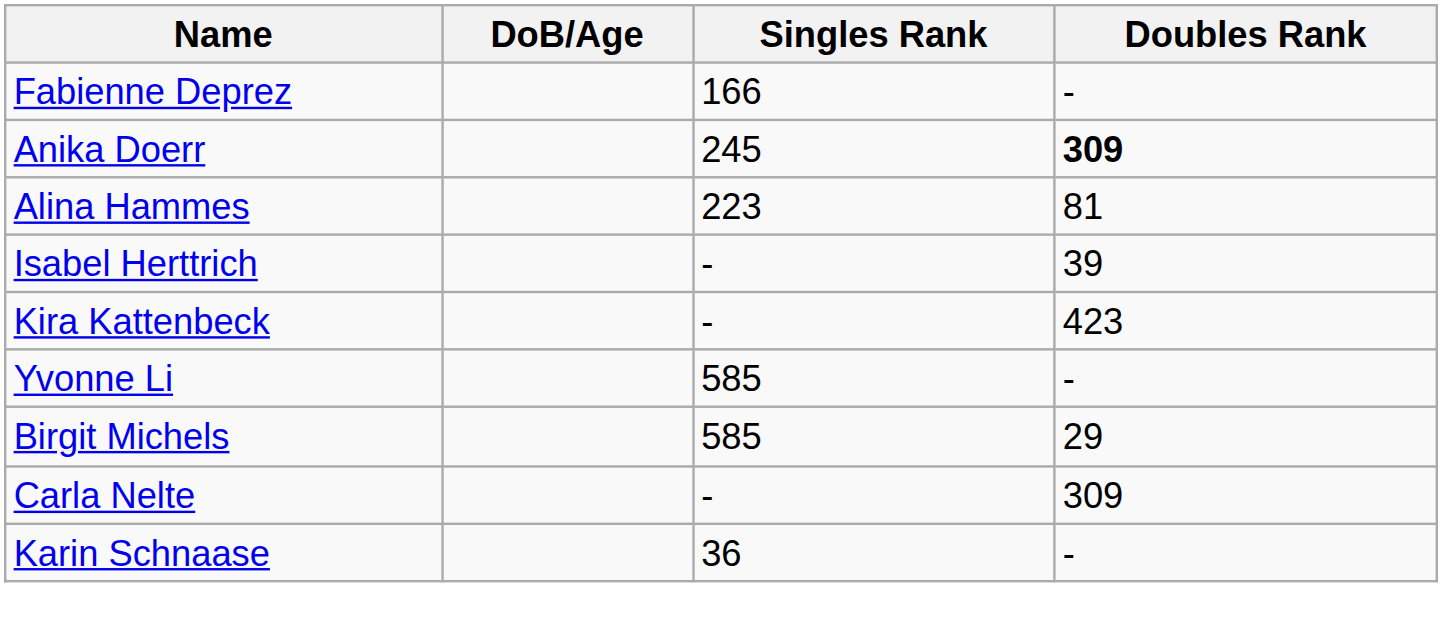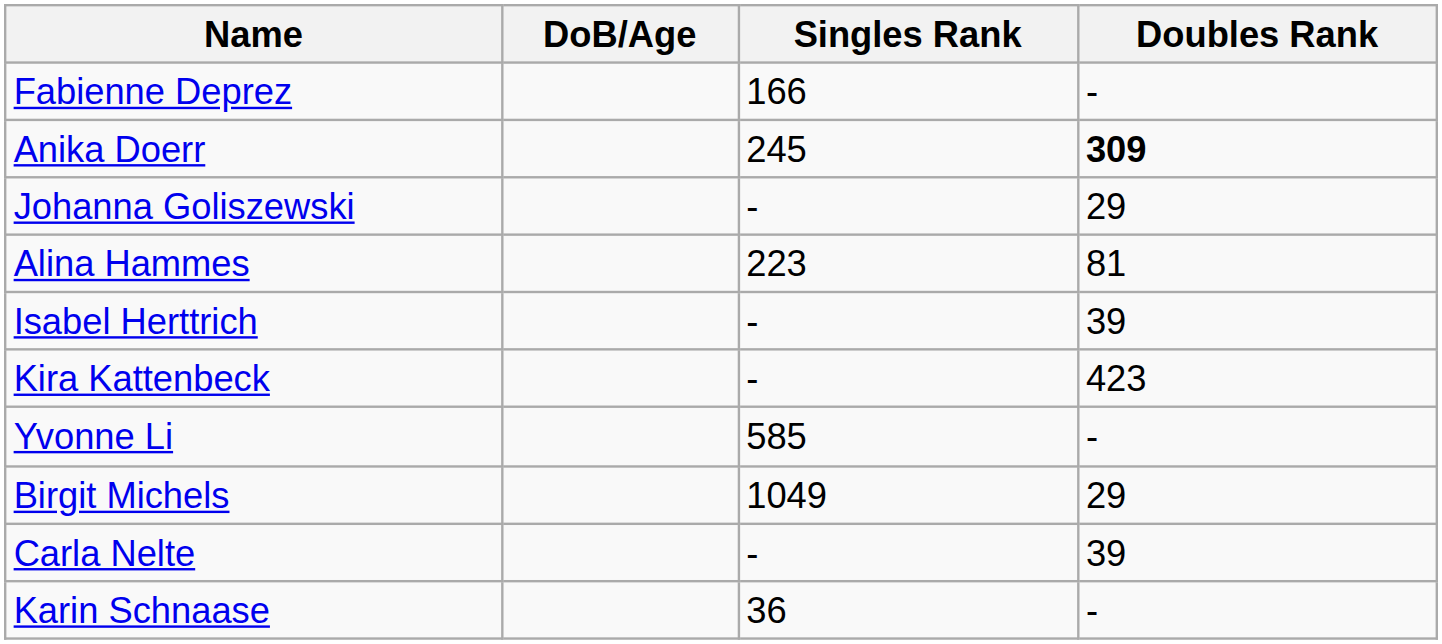+ row: (184, 207)
(731, 437) 585 -> (787, 494) 1049
(1093, 494) 309 -> (1106, 552) 39
